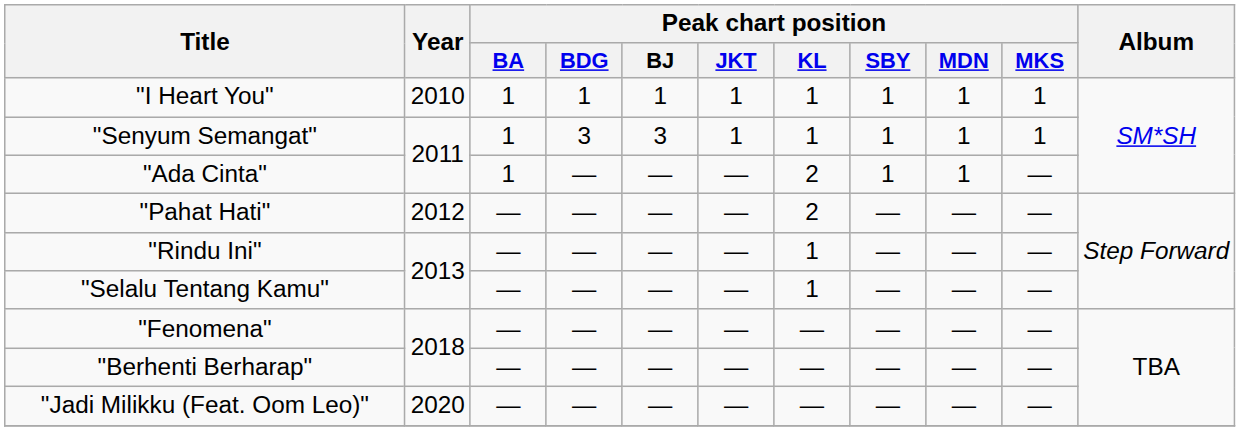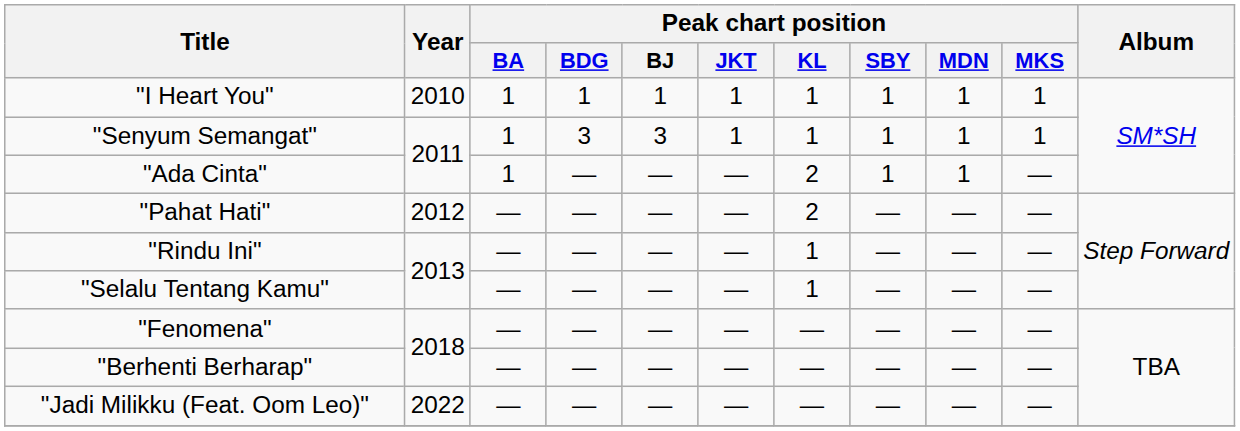(438, 405) 2020 -> (438, 405) 2022
